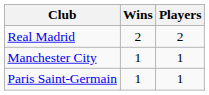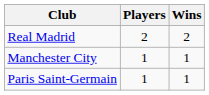columns swapped: (180, 15) <-> (138, 15)
